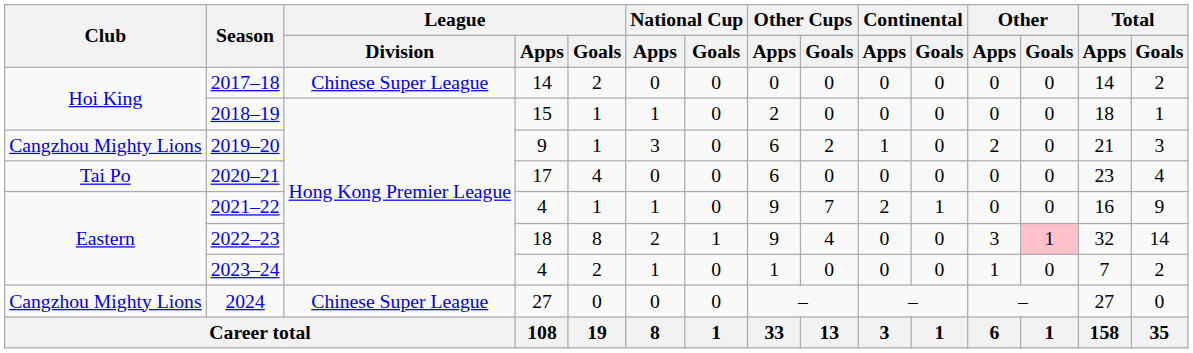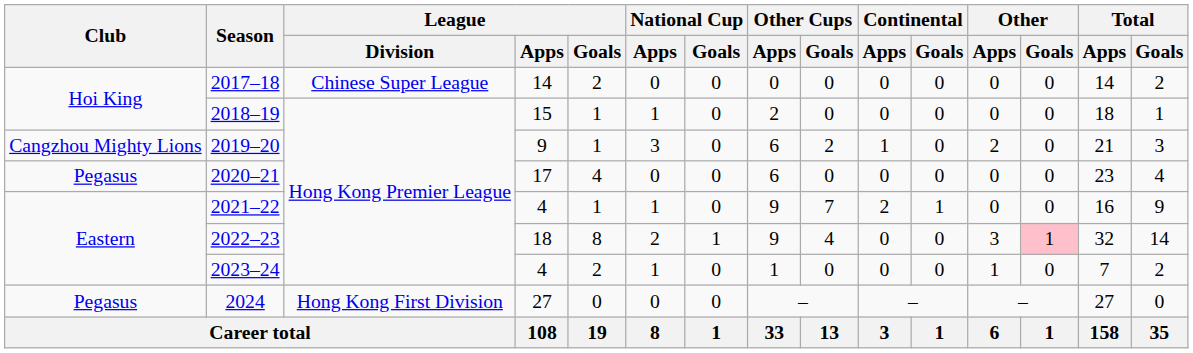(105, 176) Tai Po -> (105, 176) Pegasus
(105, 301) Cangzhou Mighty Lions -> (105, 301) Pegasus
(400, 301) Chinese Super League -> (400, 301) Hong Kong First Division
